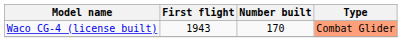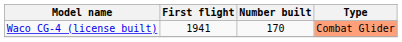(198, 29) 1943 -> (198, 29) 1941
